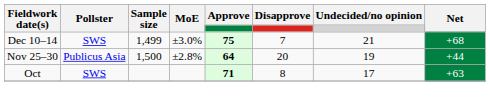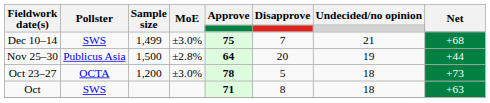+ row: (32, 73)
(369, 73) 17 -> (369, 90) 18
